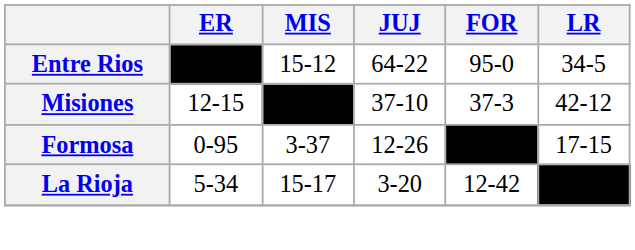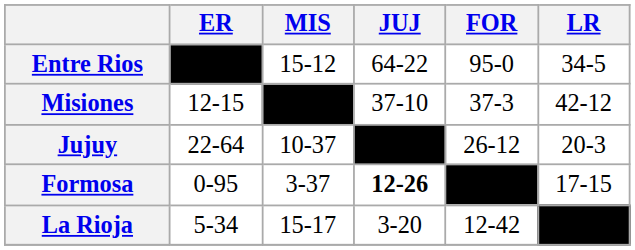+ row: (87, 144)
(400, 144) normal -> (400, 184) bold
